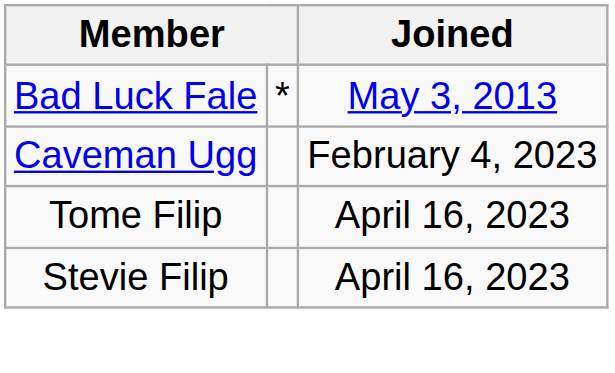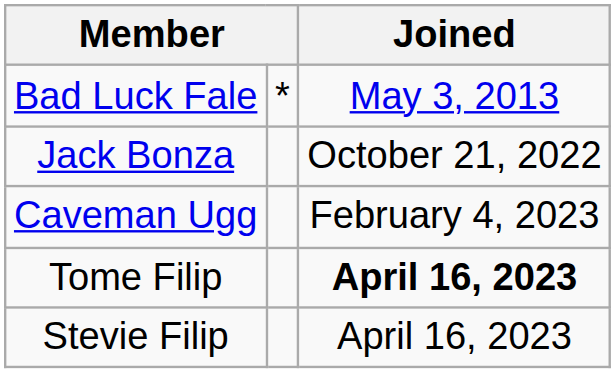+ row: (136, 155)
(452, 215) normal -> (454, 276) bold
